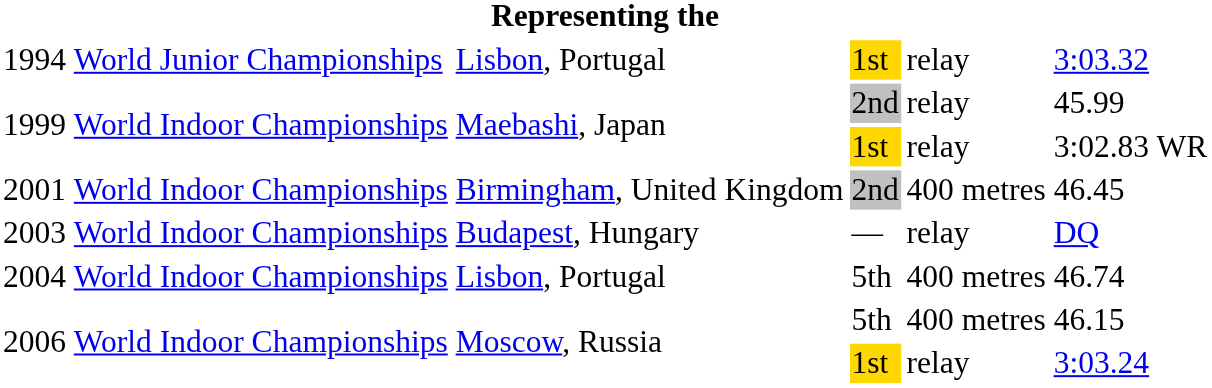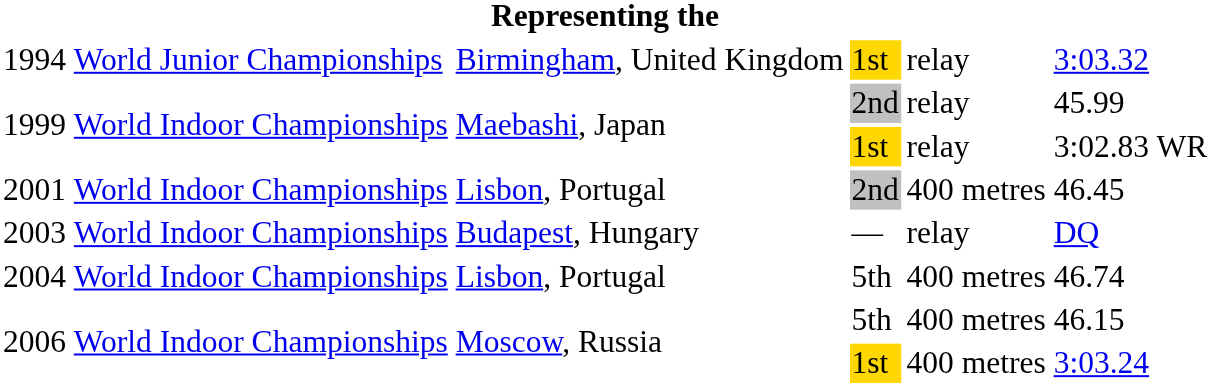(561, 59) Lisbon, Portugal -> (650, 59) Birmingham, United Kingdom
(650, 189) Birmingham, United Kingdom -> (561, 189) Lisbon, Portugal
(938, 362) relay -> (976, 362) 400 metres
